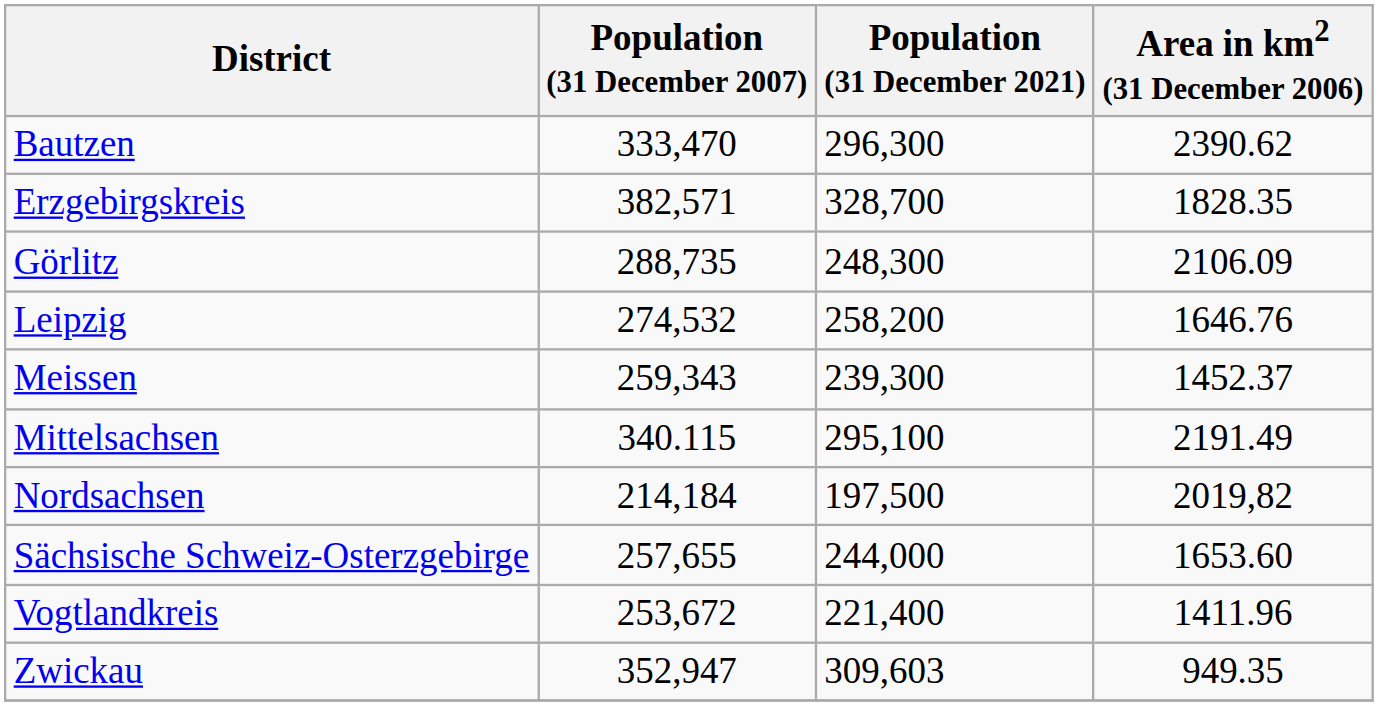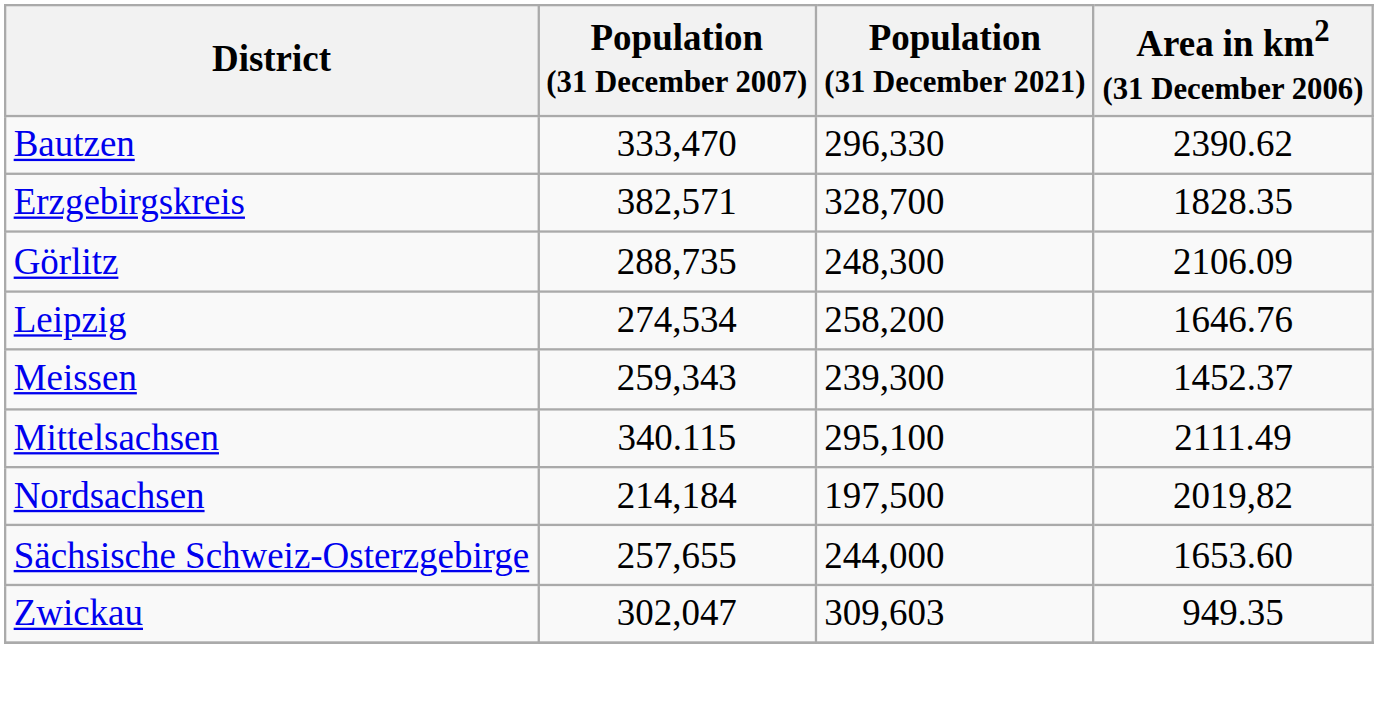(884, 144) 296,300 -> (884, 144) 296,330
(677, 319) 274,532 -> (677, 319) 274,534
(1233, 437) 2191.49 -> (1233, 437) 2111.49
- row: (116, 612)
(677, 671) 352,947 -> (677, 612) 302,047
